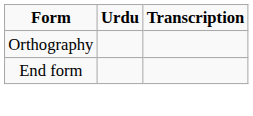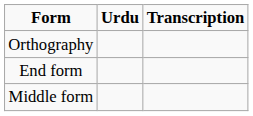+ row: (51, 96)
